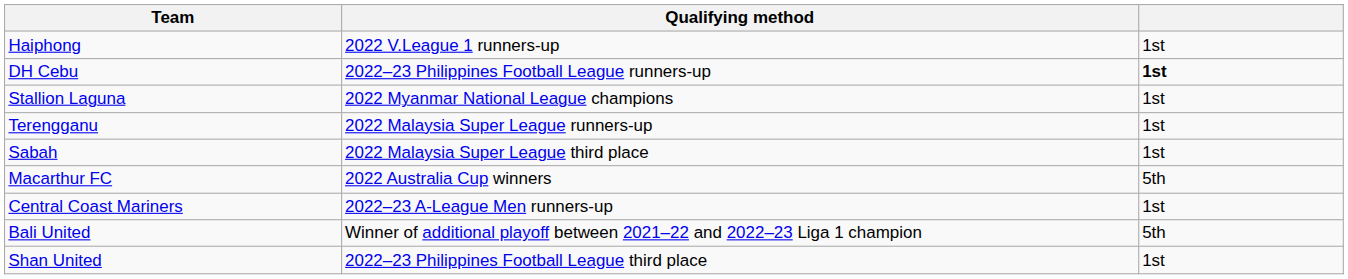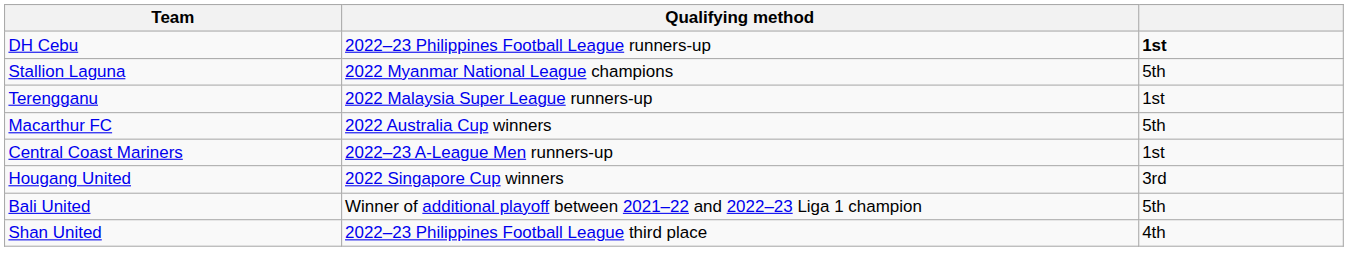- row: (45, 44)
(1153, 98) 1st -> (1154, 71) 5th
- row: (33, 152)
+ row: (70, 179)
(1153, 260) 1st -> (1154, 233) 4th
